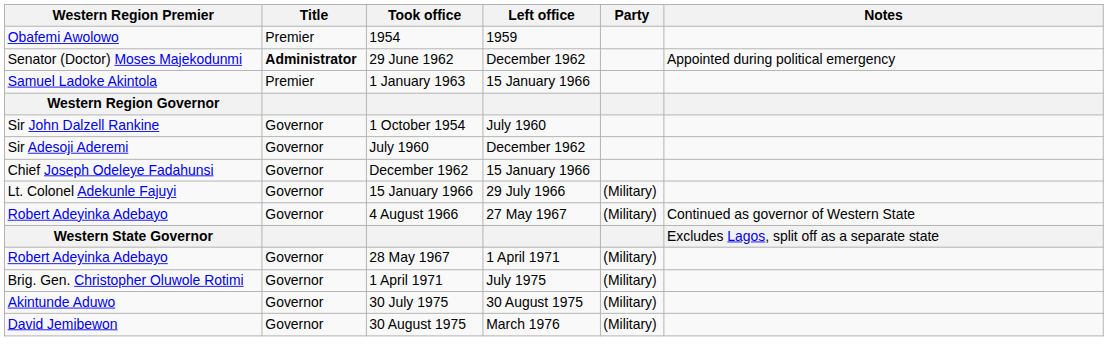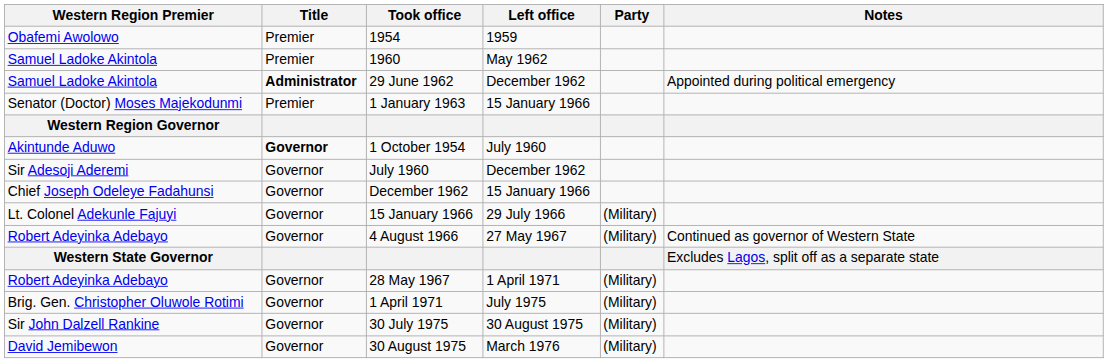+ row: (385, 59)
(125, 59) Senator (Doctor) Moses Majekodunmi -> (82, 81) Samuel Ladoke Akintola
(82, 81) Samuel Ladoke Akintola -> (125, 103) Senator (Doctor) Moses Majekodunmi
(83, 125) Sir John Dalzell Rankine -> (61, 147) Akintunde Aduwo
(294, 125) normal -> (297, 147) bold
(61, 302) Akintunde Aduwo -> (83, 324) Sir John Dalzell Rankine
